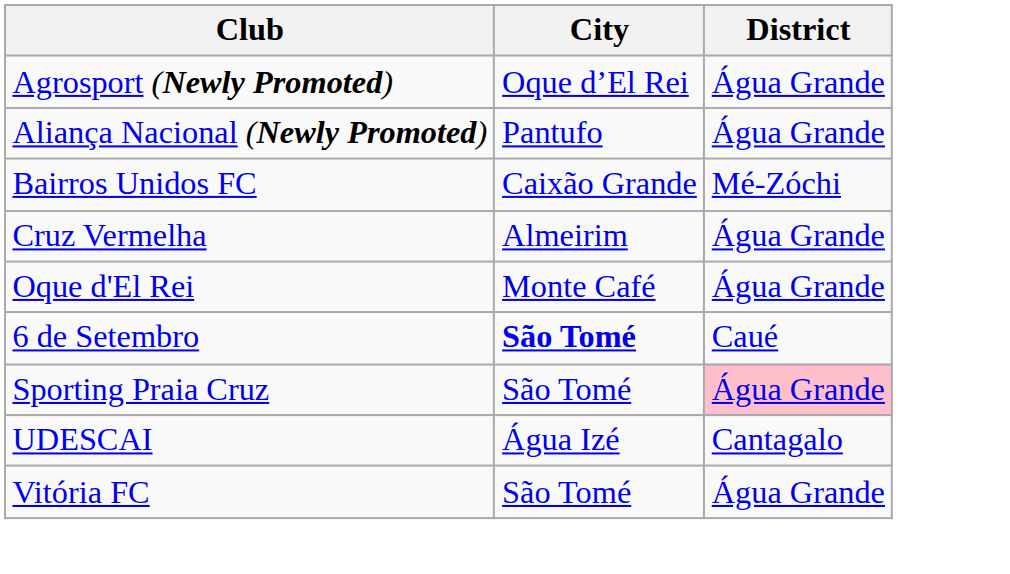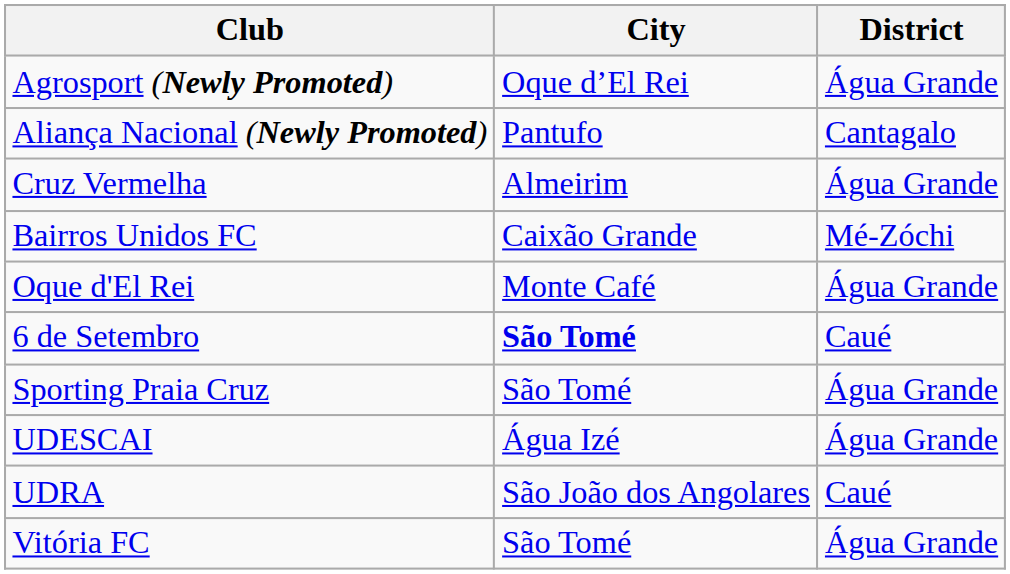(798, 132) Água Grande -> (890, 132) Cantagalo
rows swapped: (135, 183) <-> (110, 235)
(798, 388) pink background -> (912, 388) no background
(777, 440) Cantagalo -> (912, 440) Água Grande
+ row: (58, 491)
